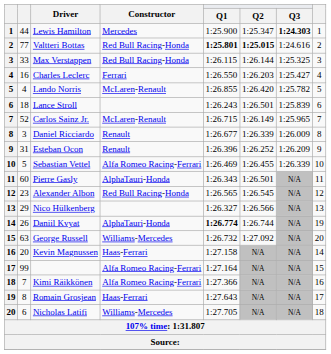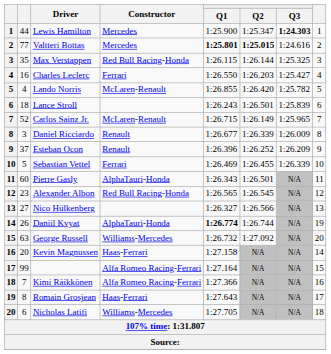(146, 45) Red Bull Racing-Honda -> (120, 45) Mercedes
(24, 60) 33 -> (24, 60) 35
(24, 149) 31 -> (24, 149) 37
(152, 163) Alfa Romeo Racing-Ferrari -> (114, 163) Ferrari
(24, 208) 29 -> (24, 208) 27
